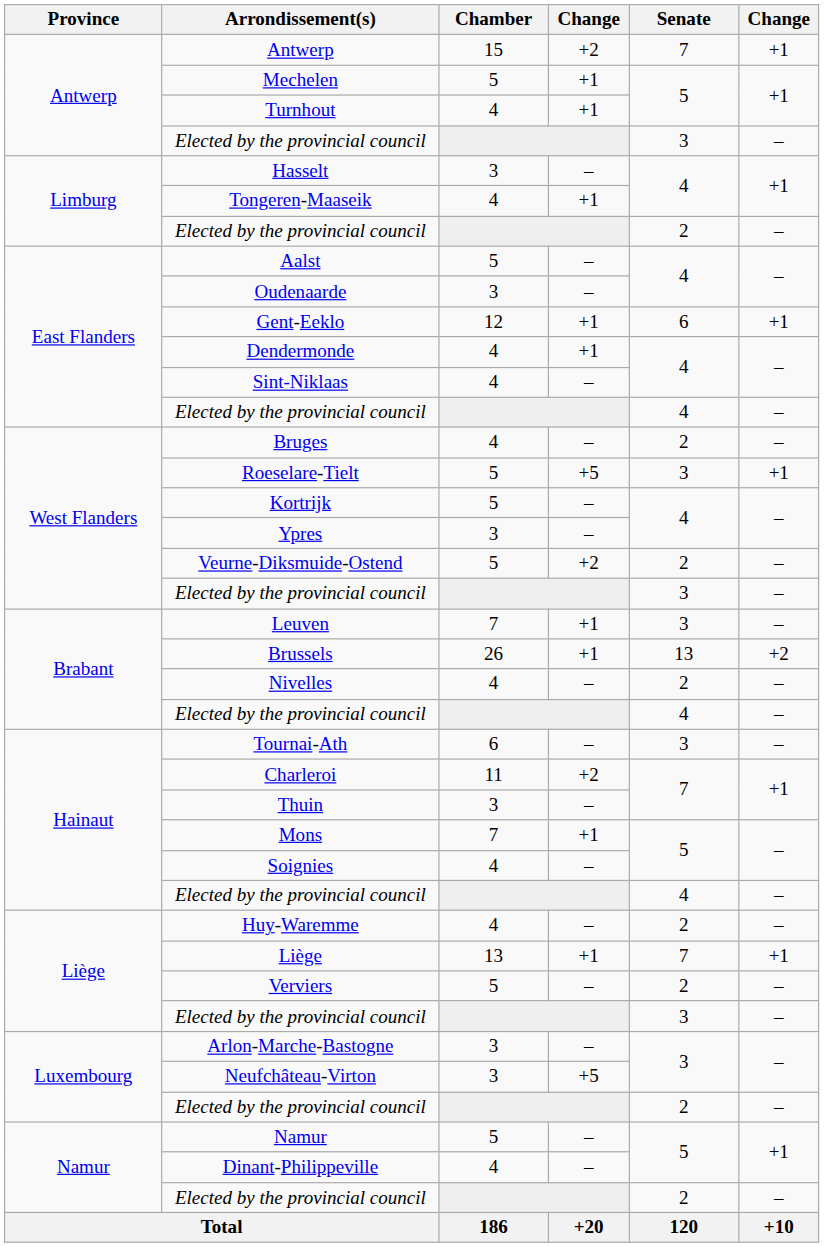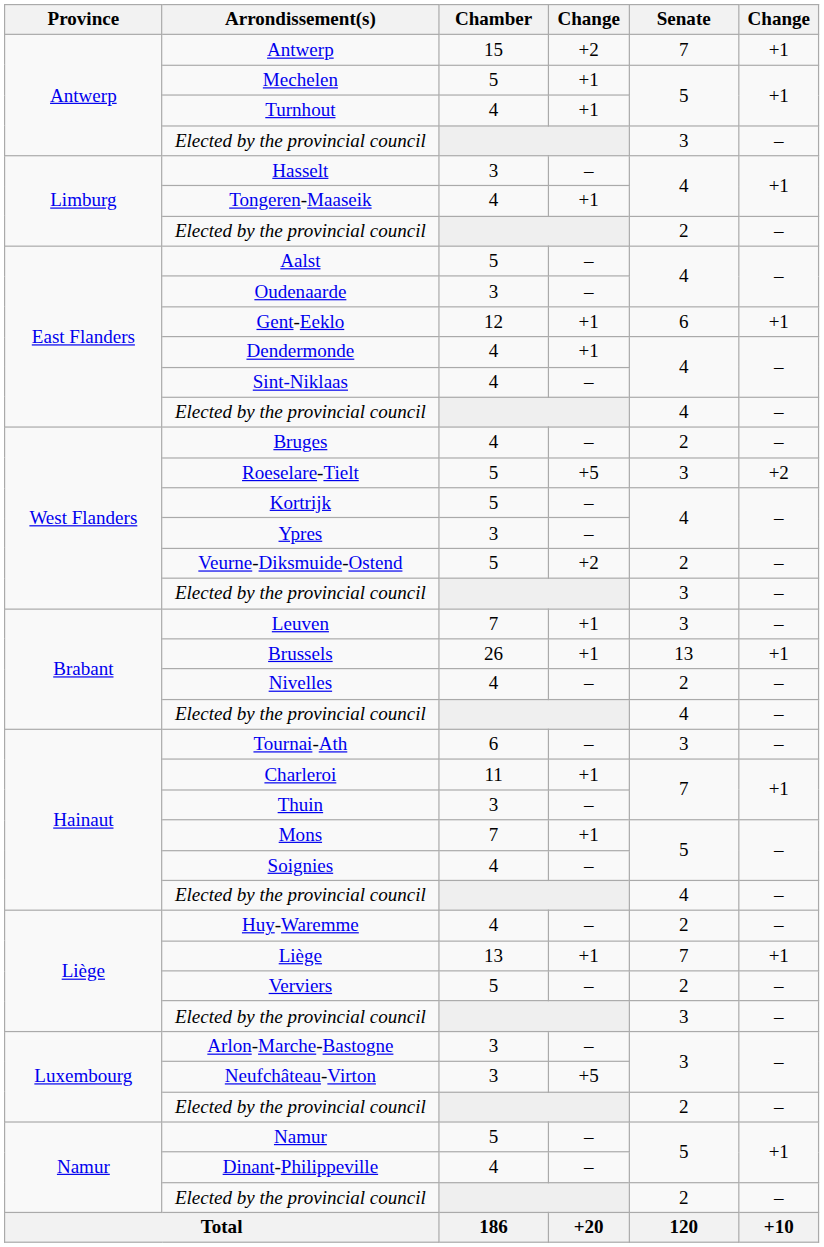(779, 472) +1 -> (779, 472) +2
(779, 653) +2 -> (779, 653) +1
(589, 774) +2 -> (589, 774) +1
